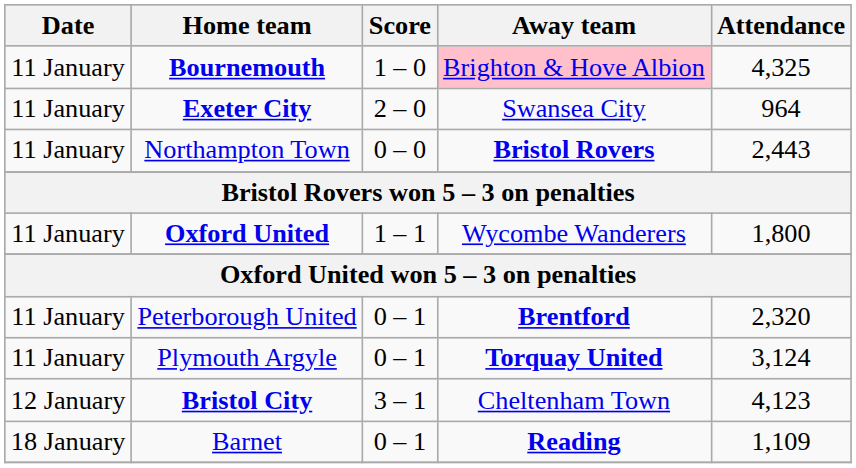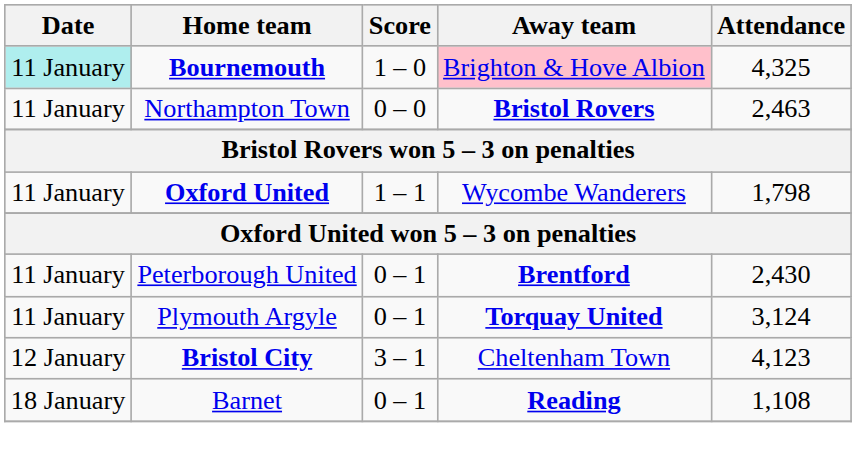(68, 66) no background -> (68, 66) paleturquoise background
- row: (247, 108)
(781, 150) 2,443 -> (781, 108) 2,463
(781, 233) 1,800 -> (781, 191) 1,798
(781, 316) 2,320 -> (781, 274) 2,430
(781, 441) 1,109 -> (781, 399) 1,108
